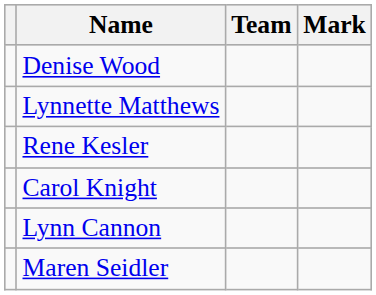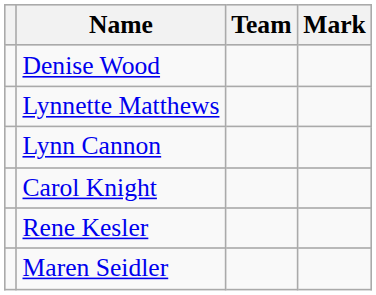rows swapped: (85, 146) <-> (92, 227)
